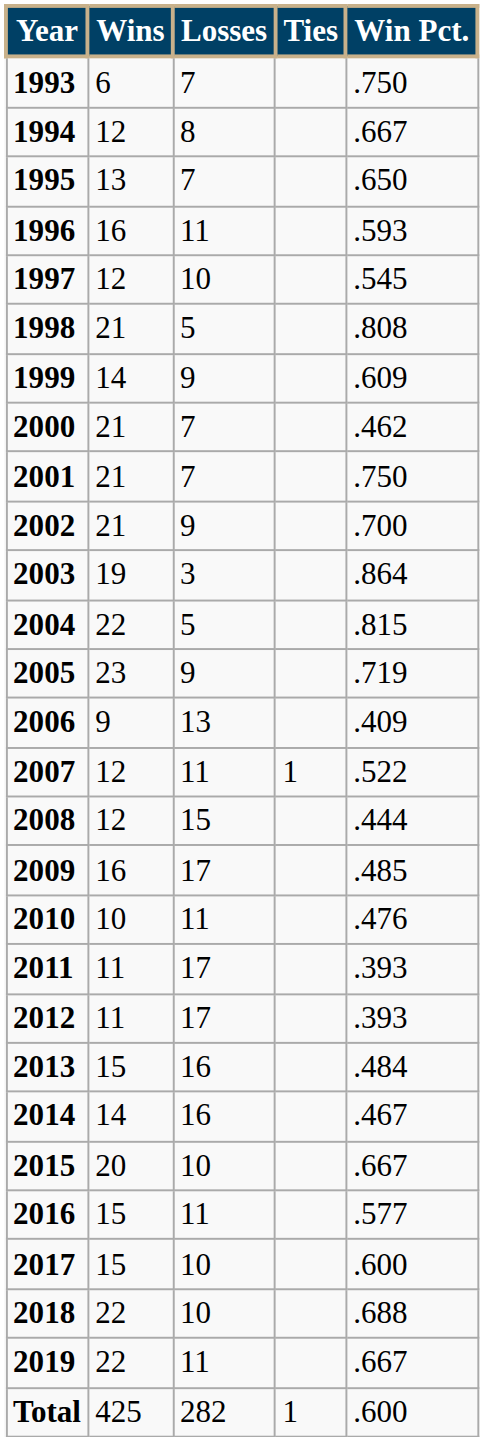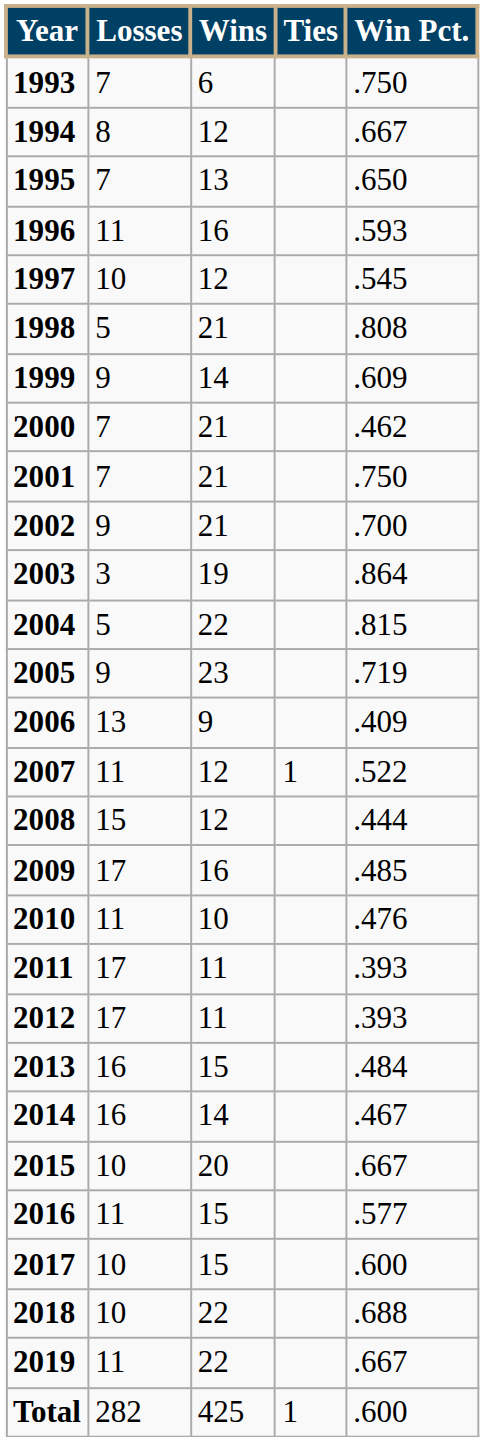columns swapped: (130, 31) <-> (224, 31)
